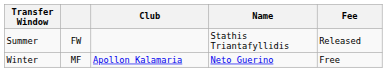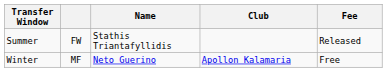columns swapped: (263, 16) <-> (150, 16)
